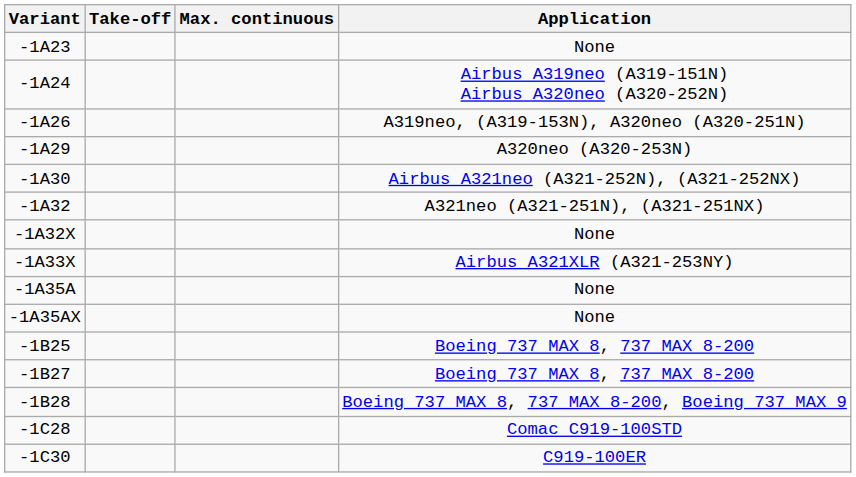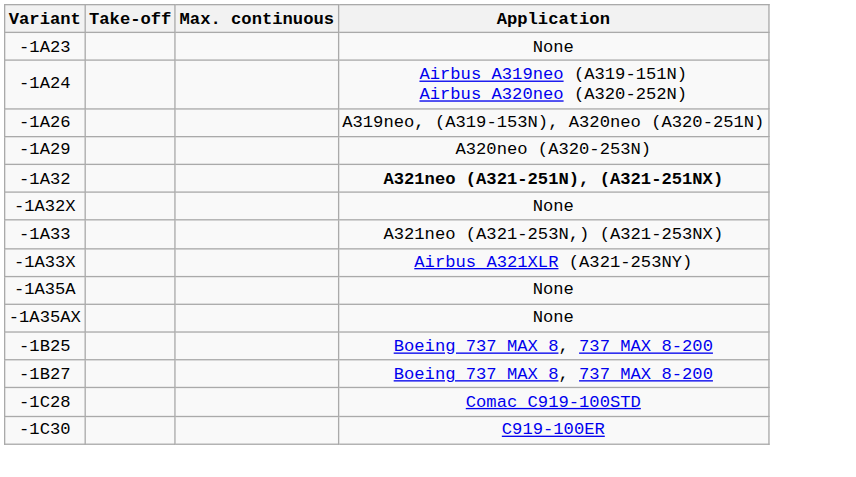- row: (45, 178)
(595, 206) normal -> (553, 178) bold
+ row: (45, 234)
- row: (45, 402)
